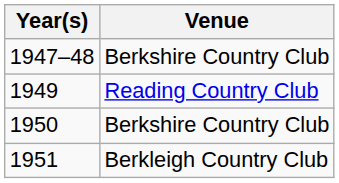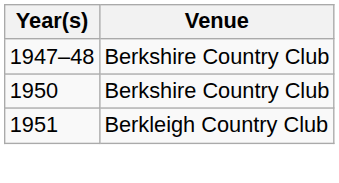- row: (34, 90)
